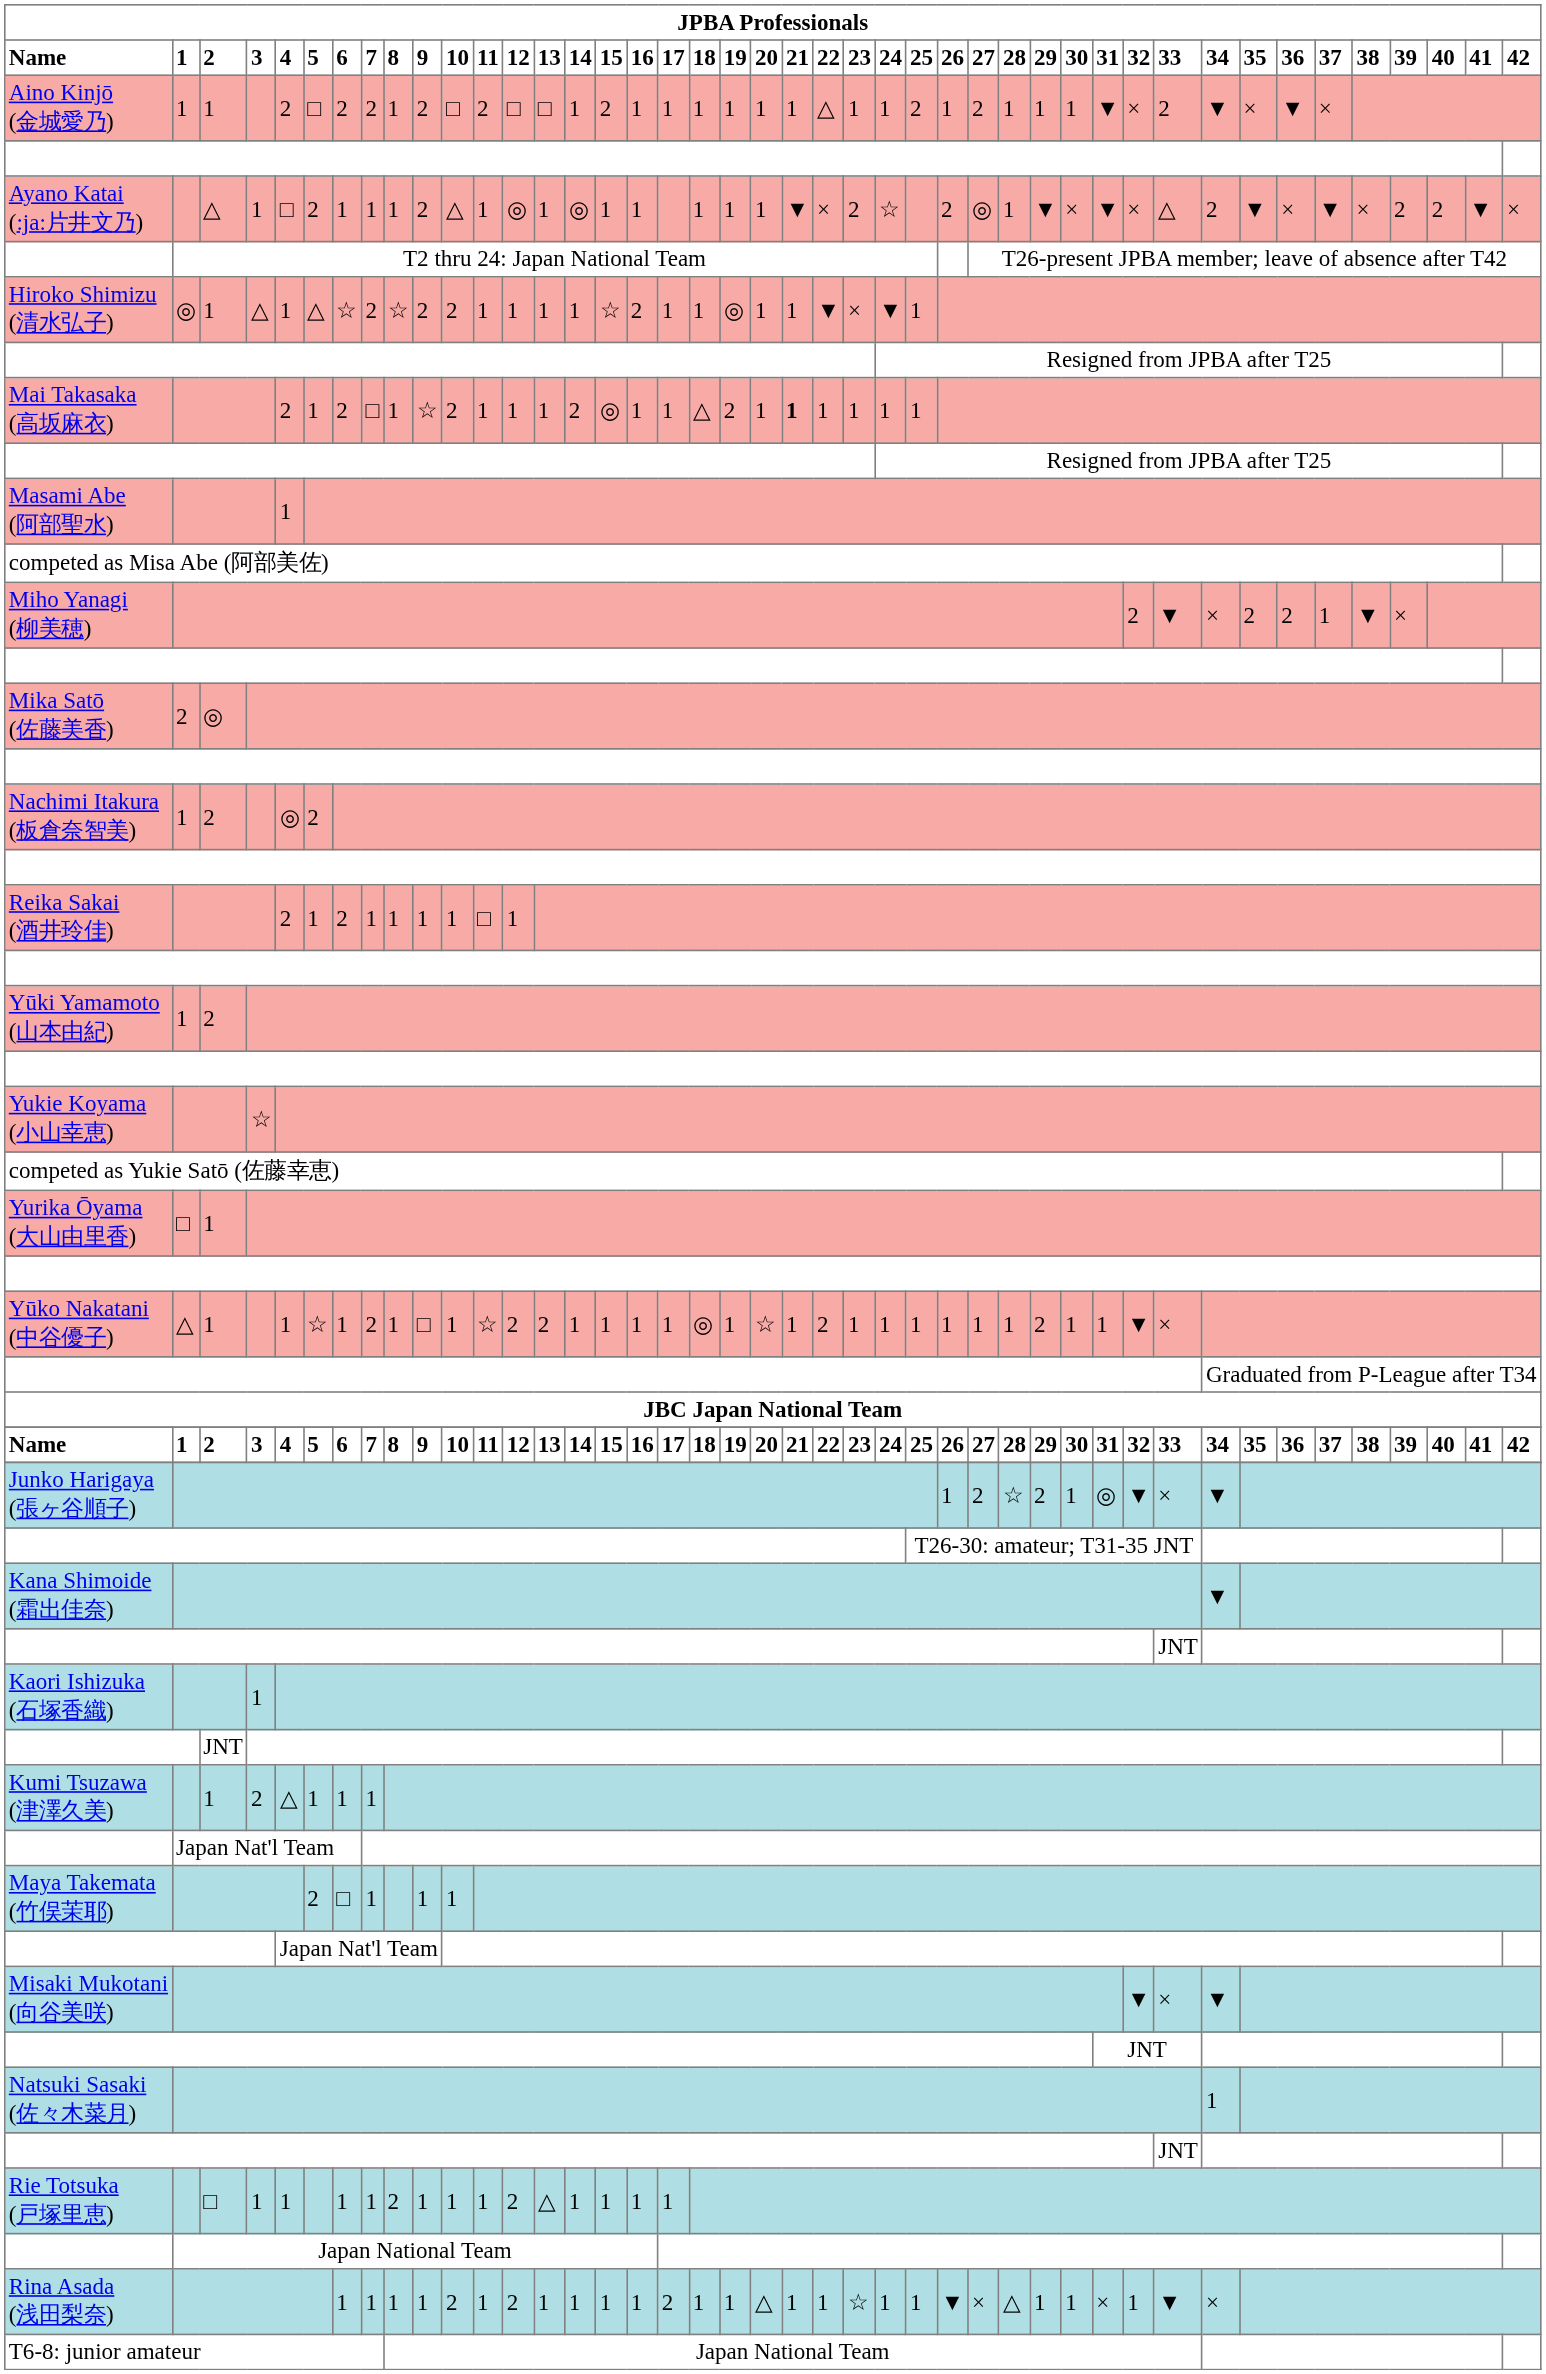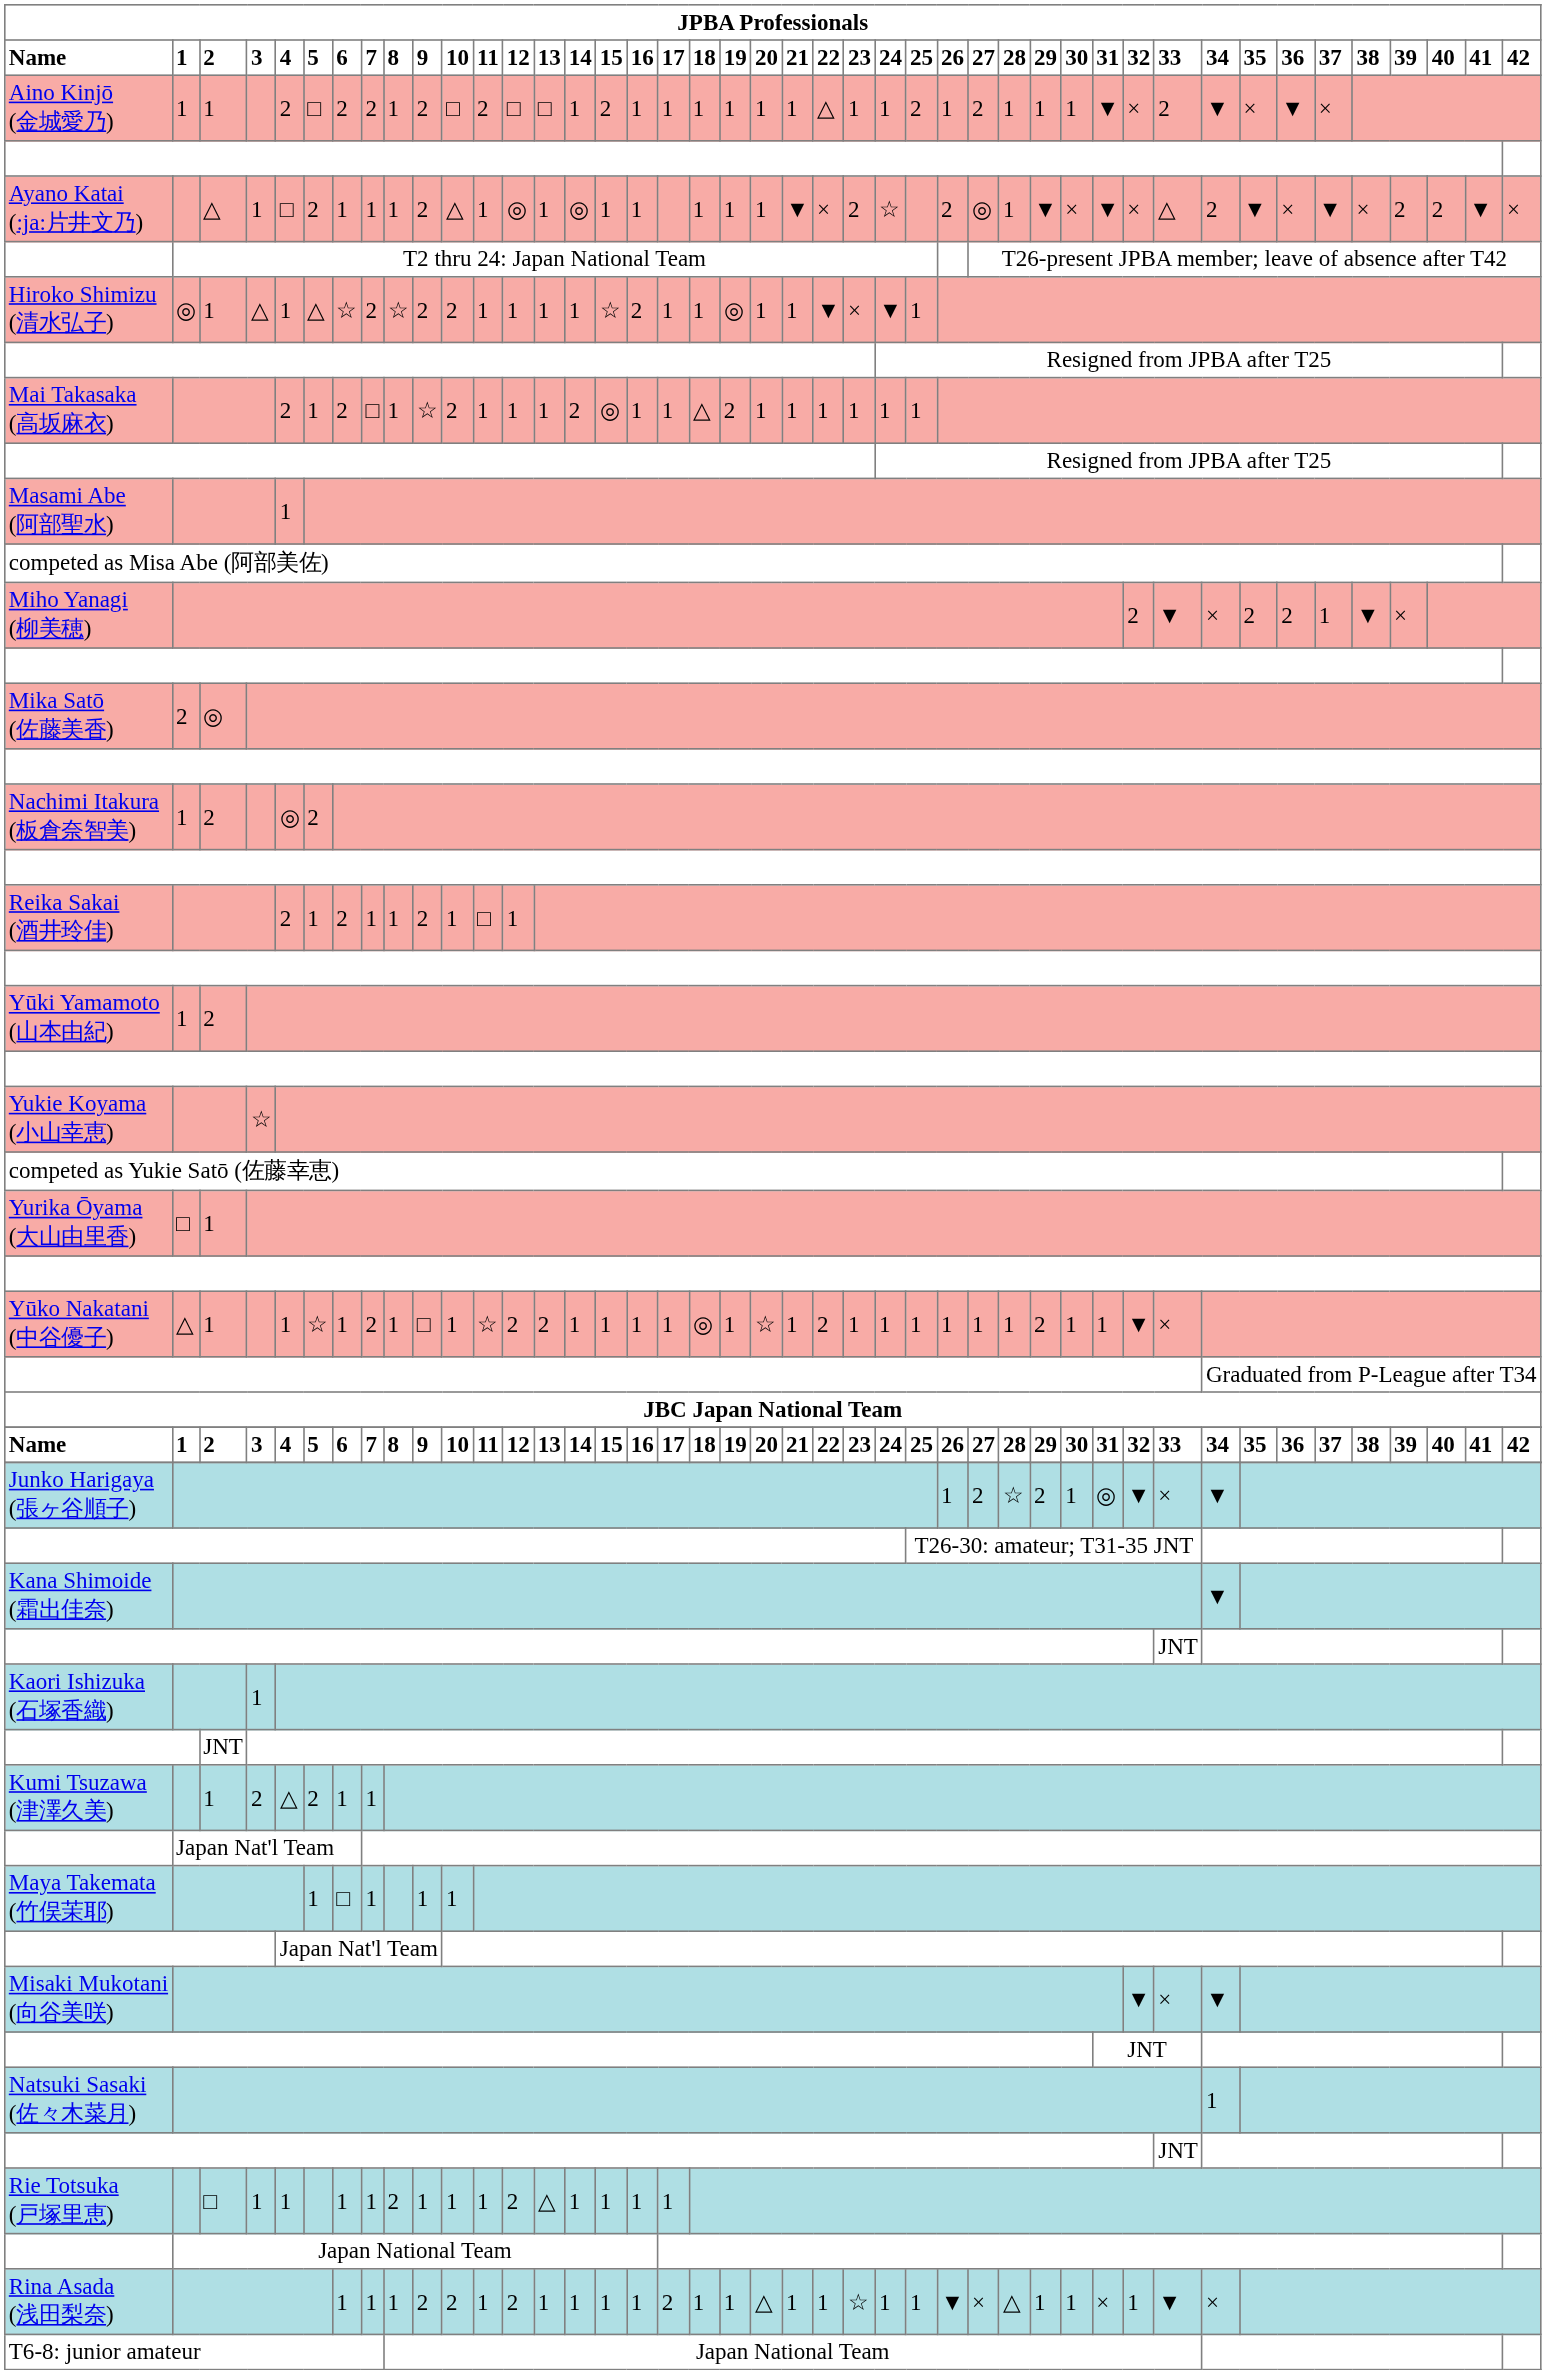(792, 410) bold -> (792, 410) normal
(422, 917) 1 -> (422, 917) 2
(313, 1797) 1 -> (313, 1797) 2
(313, 1898) 2 -> (313, 1898) 1
(422, 2301) 1 -> (422, 2301) 2
